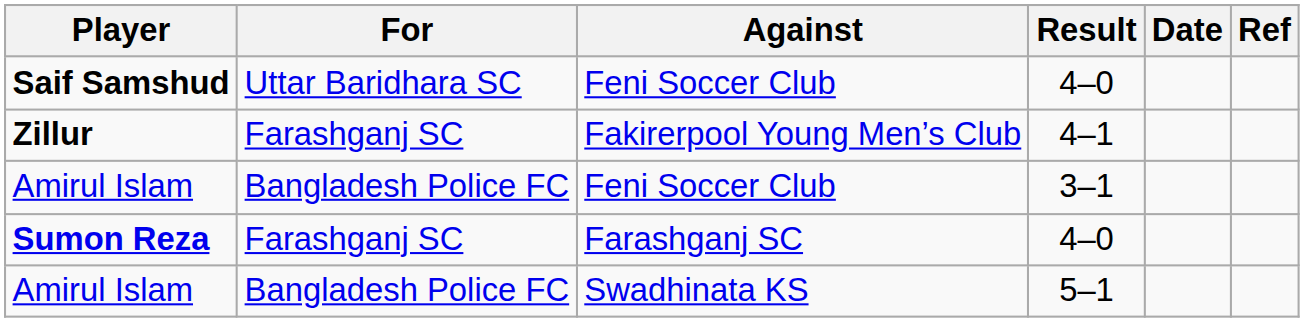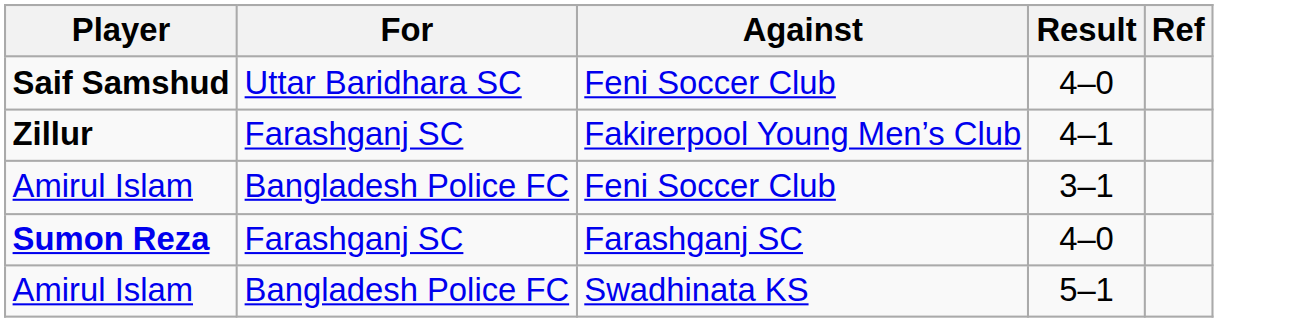- column: (1187, 30)
